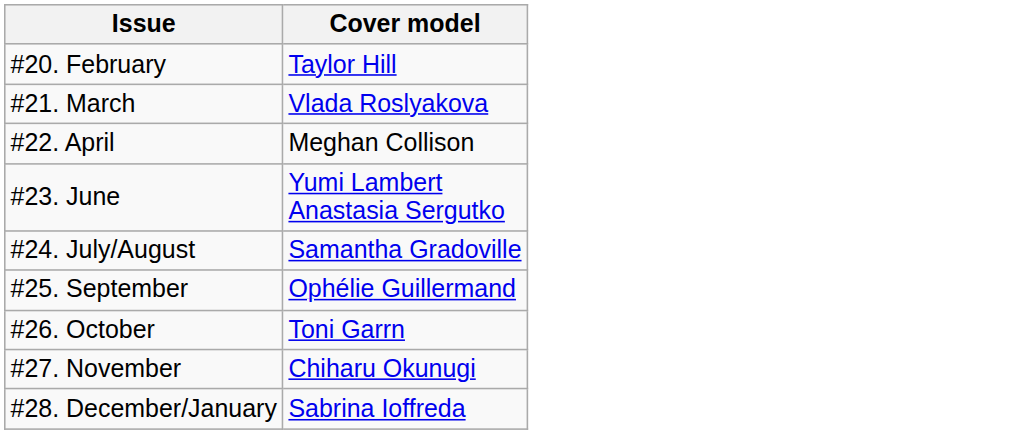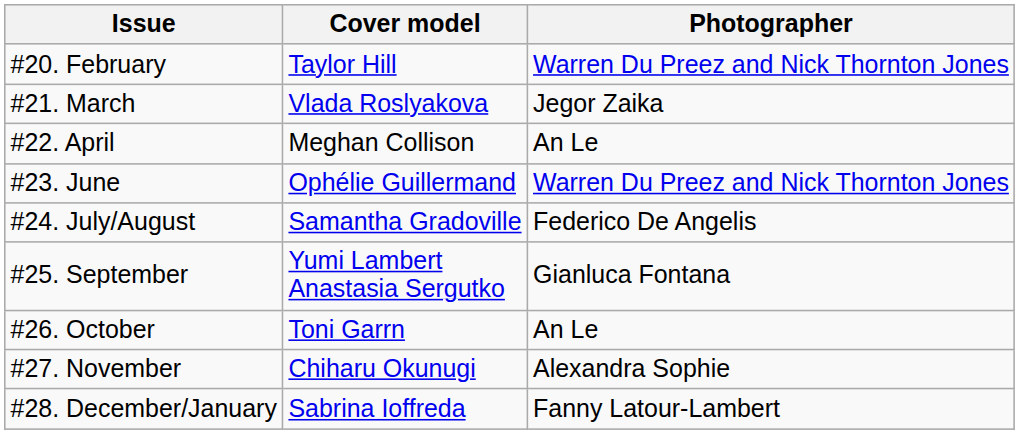+ column: (771, 24)
(397, 196) Yumi Lambert Anastasia Sergutko -> (402, 182) Ophélie Guillermand
(402, 289) Ophélie Guillermand -> (397, 275) Yumi Lambert Anastasia Sergutko
